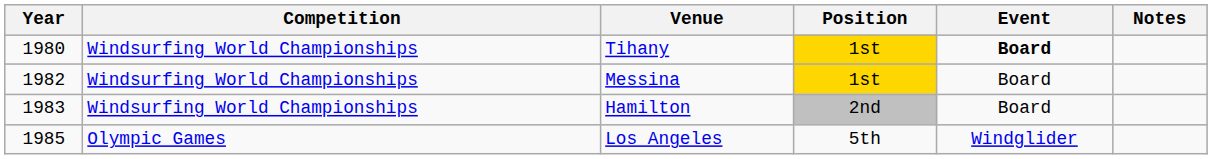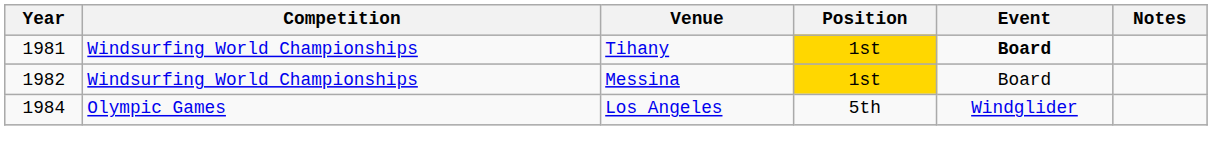(44, 49) 1980 -> (44, 49) 1981
- row: (648, 109)
(44, 139) 1985 -> (44, 109) 1984
